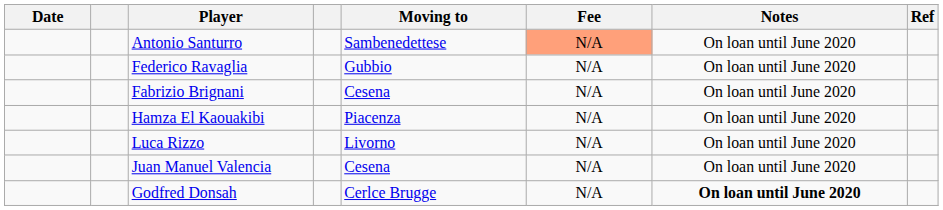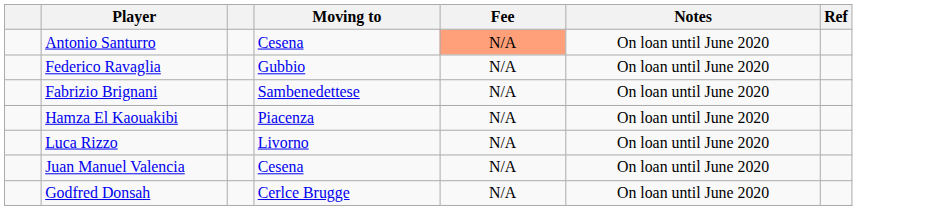- column: (48, 17)
(395, 42) Sambenedettese -> (281, 42) Cesena
(367, 92) Cesena -> (309, 92) Sambenedettese
(780, 192) bold -> (693, 192) normal
